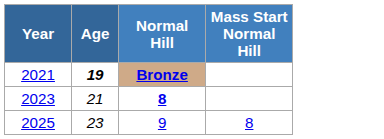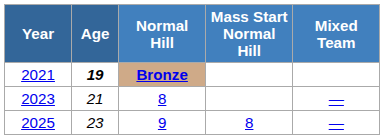+ column: (336, 34)
(162, 99) bold -> (162, 99) normal
